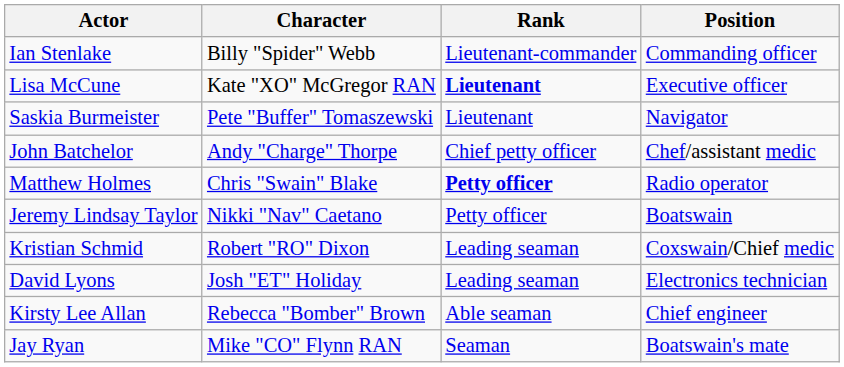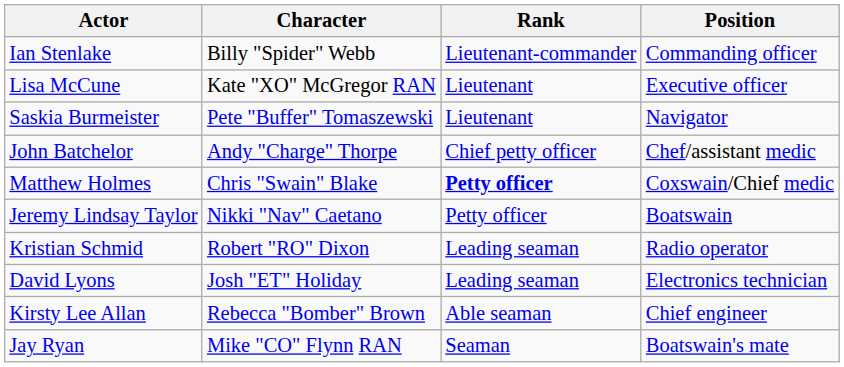(493, 85) bold -> (489, 85) normal
(707, 183) Radio operator -> (740, 183) Coxswain/Chief medic
(740, 248) Coxswain/Chief medic -> (707, 248) Radio operator
